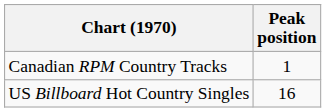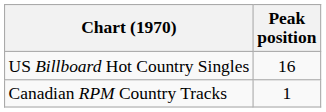rows swapped: (129, 93) <-> (118, 65)
